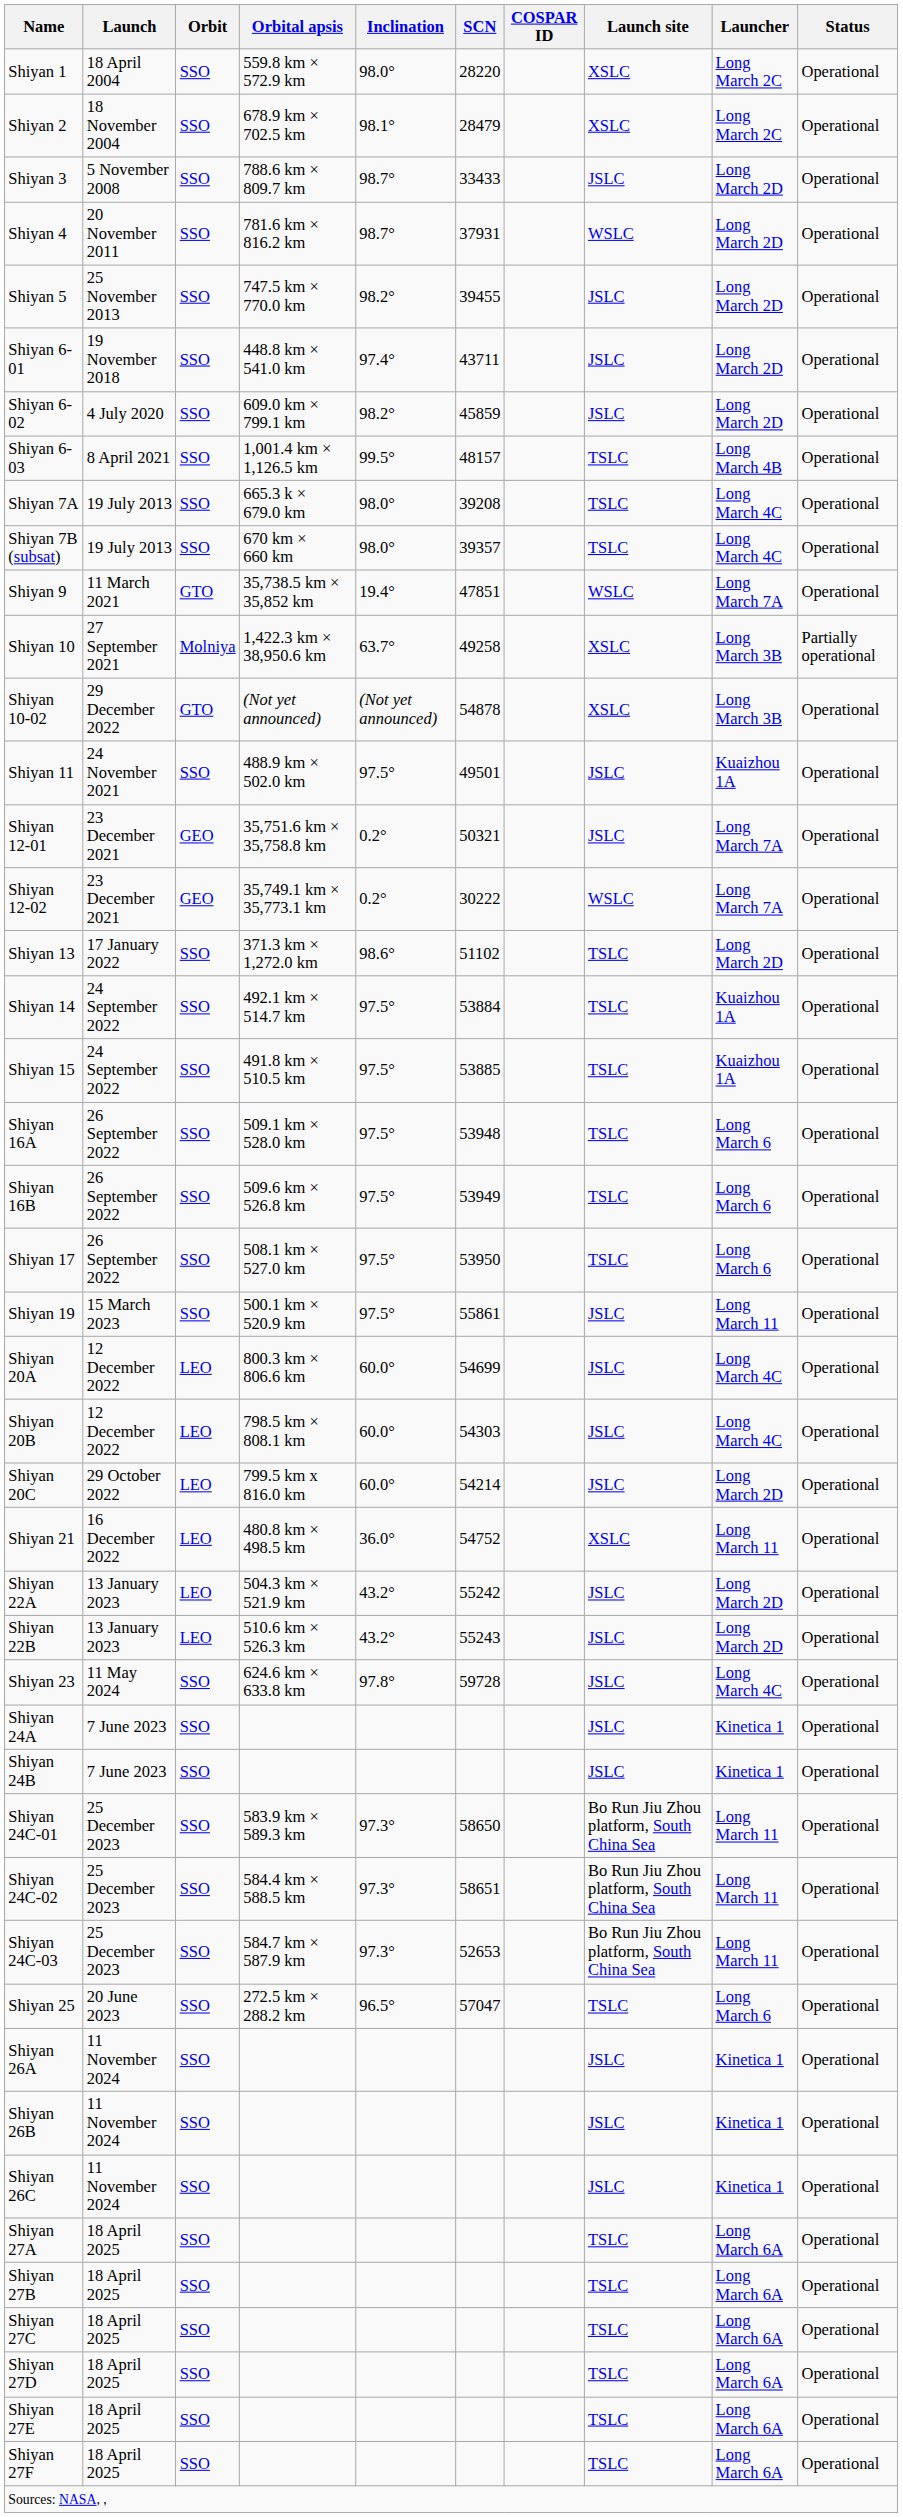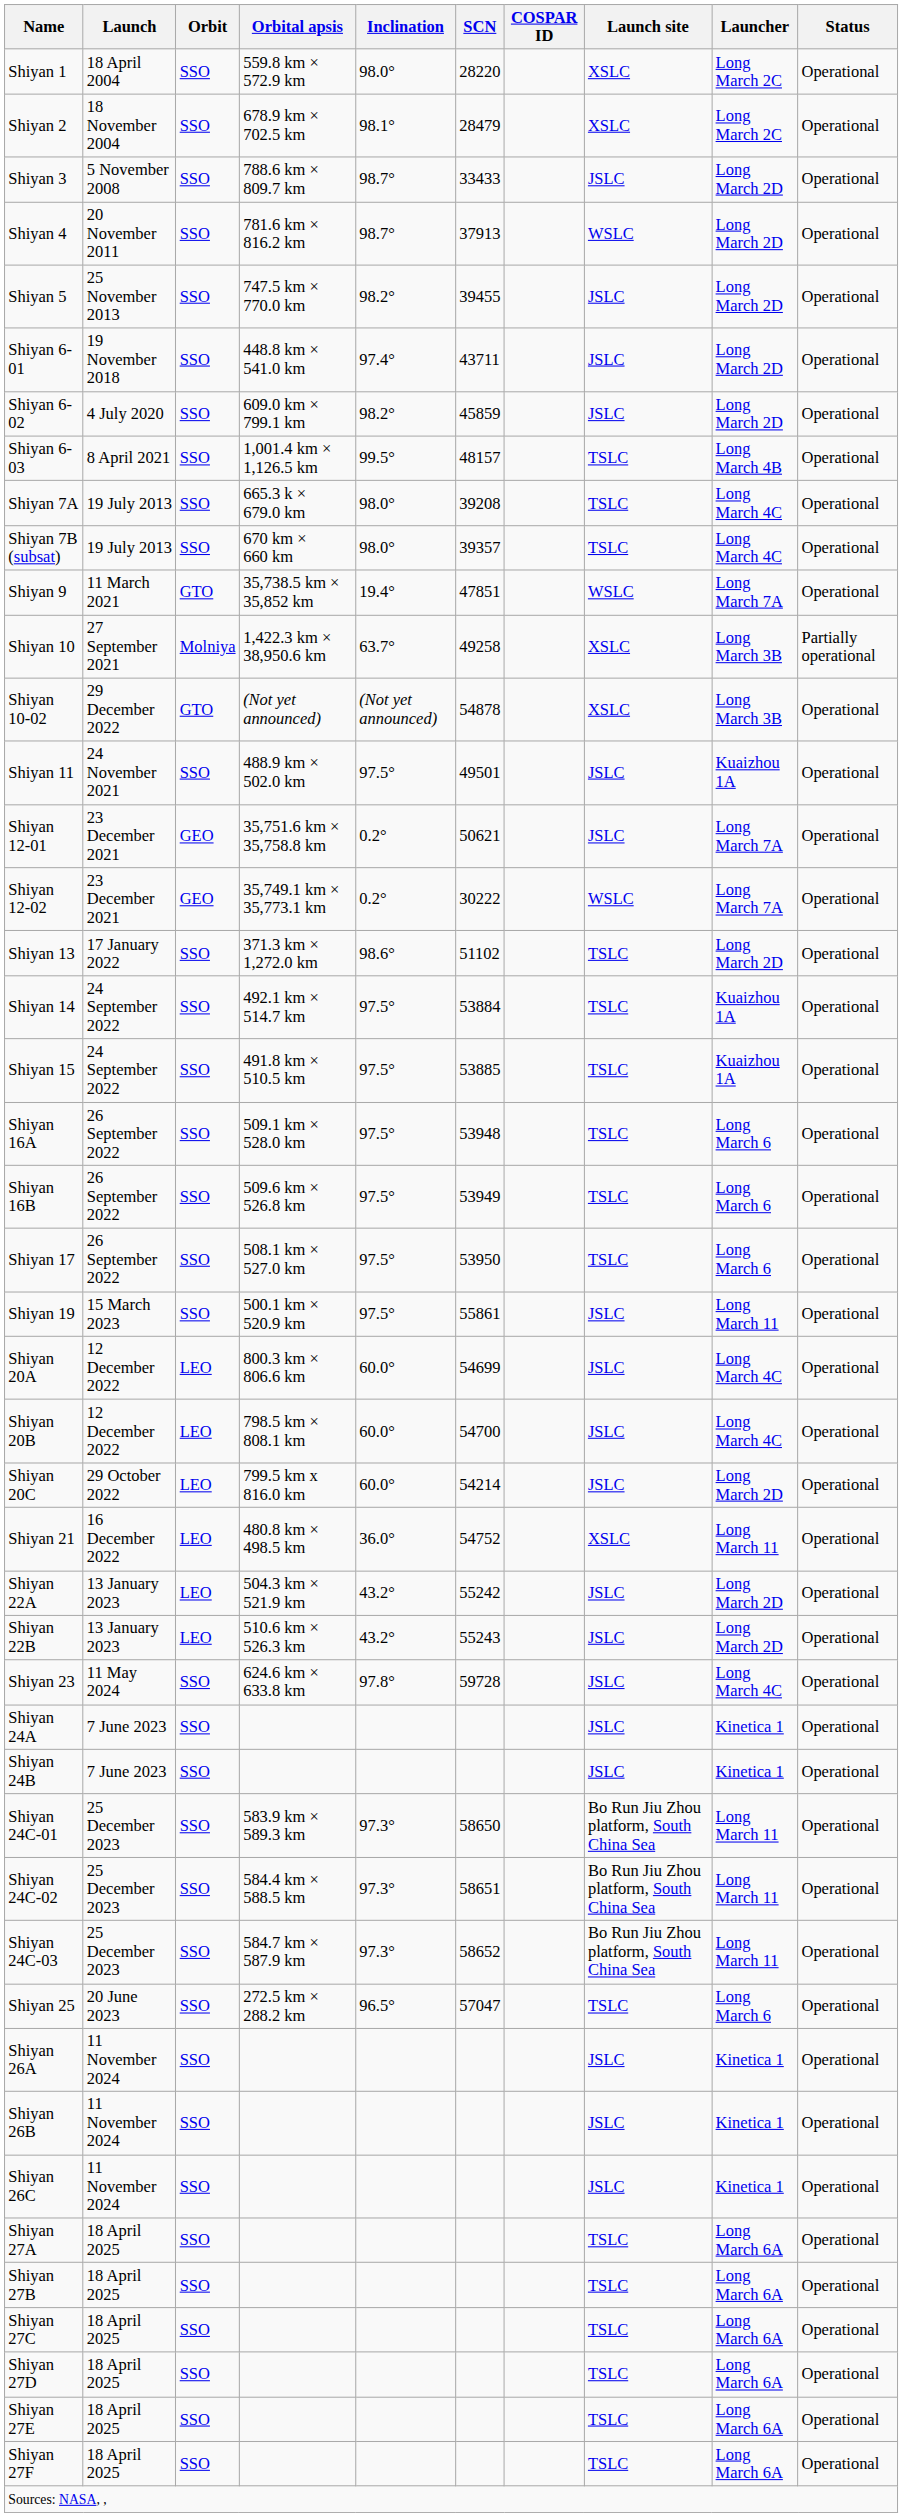(480, 233) 37931 -> (480, 233) 37913
(480, 836) 50321 -> (480, 836) 50621
(480, 1431) 54303 -> (480, 1431) 54700
(480, 1952) 52653 -> (480, 1952) 58652
